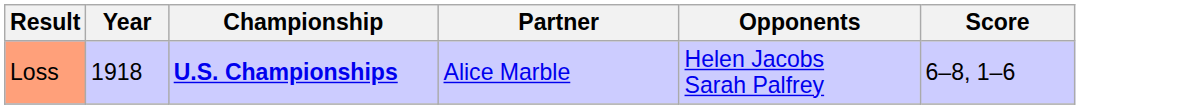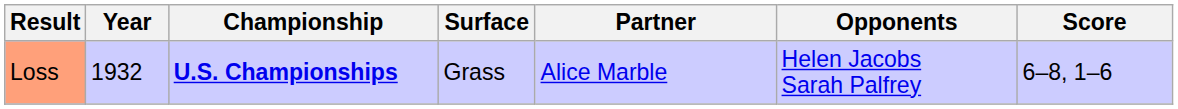+ column: (487, 22)
(117, 72) 1918 -> (117, 72) 1932
